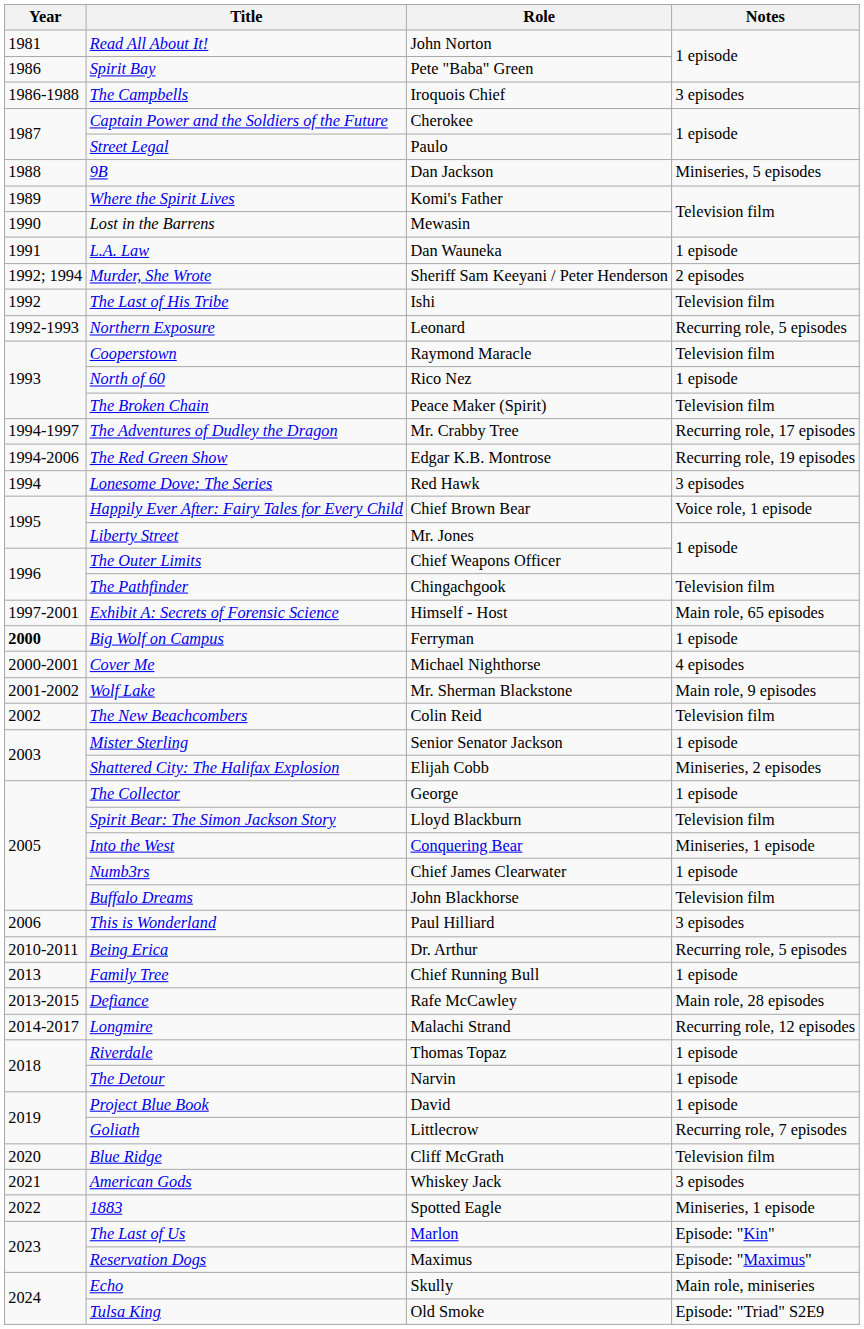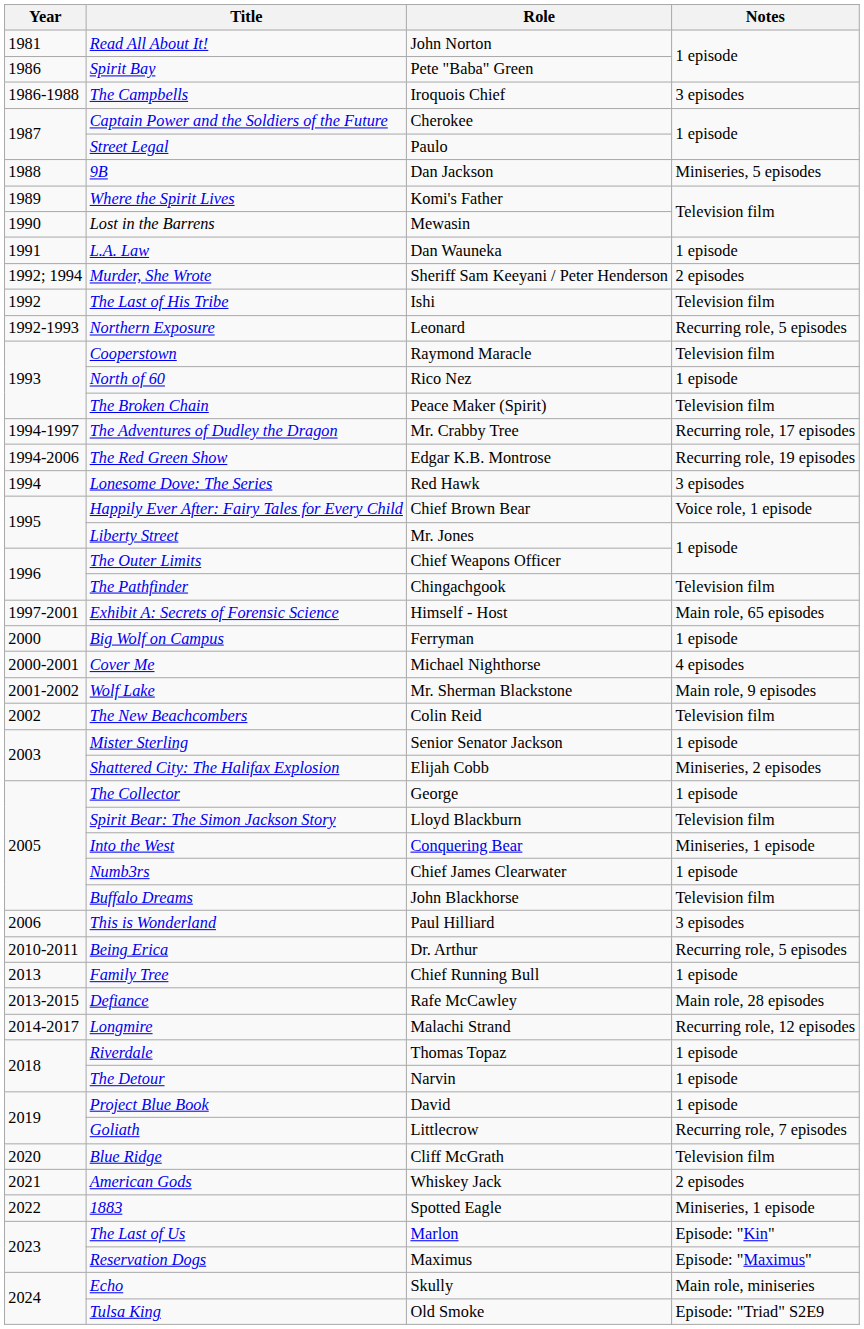(25, 638) bold -> (25, 638) normal
(710, 1182) 3 episodes -> (710, 1182) 2 episodes
